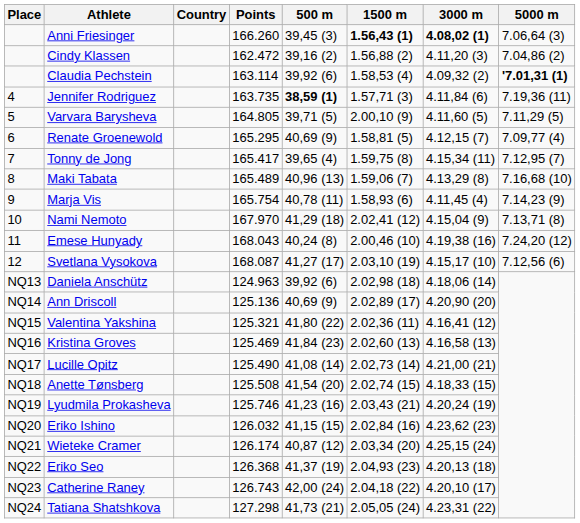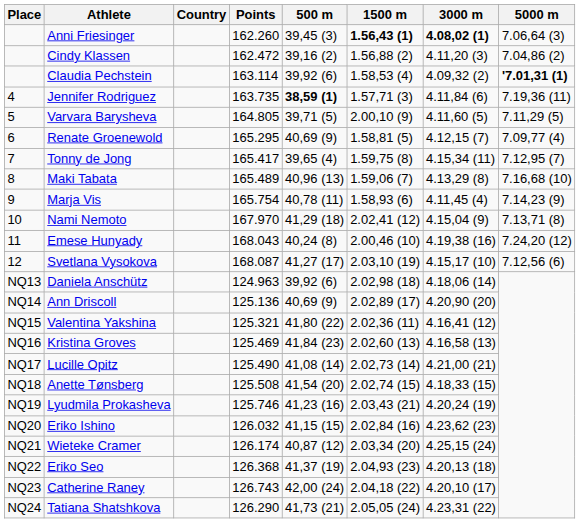(256, 35) 166.260 -> (256, 35) 162.260
(256, 508) 127.298 -> (256, 508) 126.290
